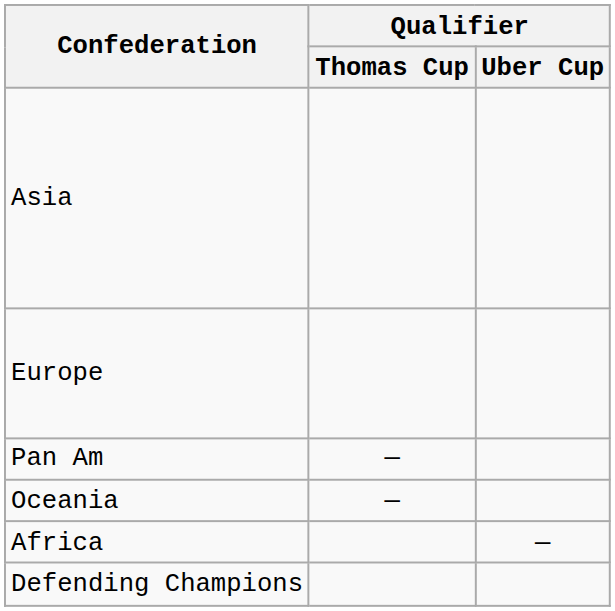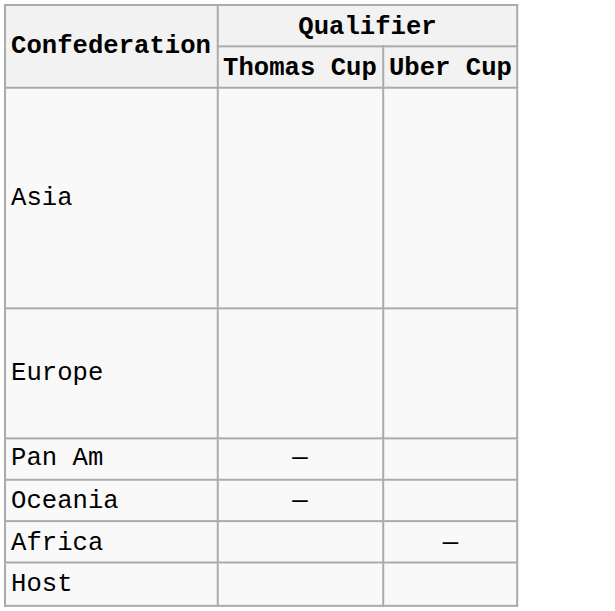- row: (157, 584)
+ row: (42, 584)
